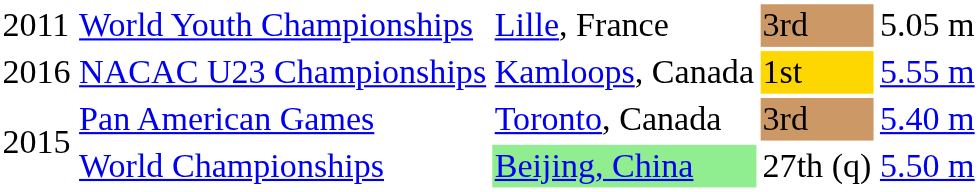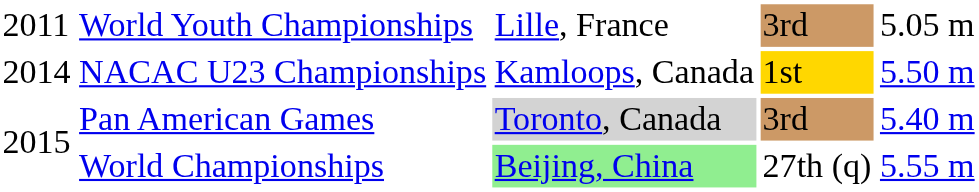(36, 71) 2016 -> (36, 71) 2014
(927, 71) 5.55 m -> (927, 71) 5.50 m
(608, 118) no background -> (608, 118) lightgrey background
(927, 165) 5.50 m -> (927, 165) 5.55 m
